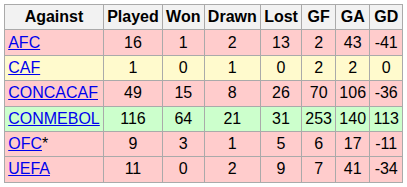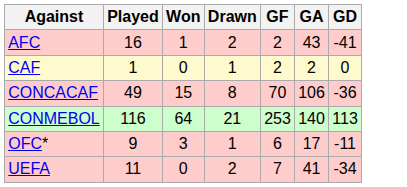- column: (281, 17)
